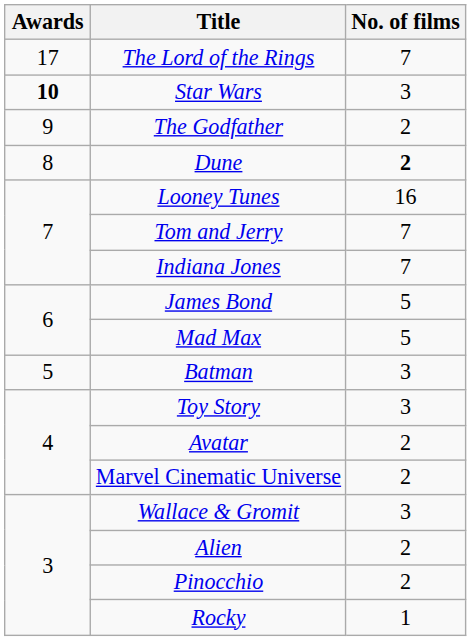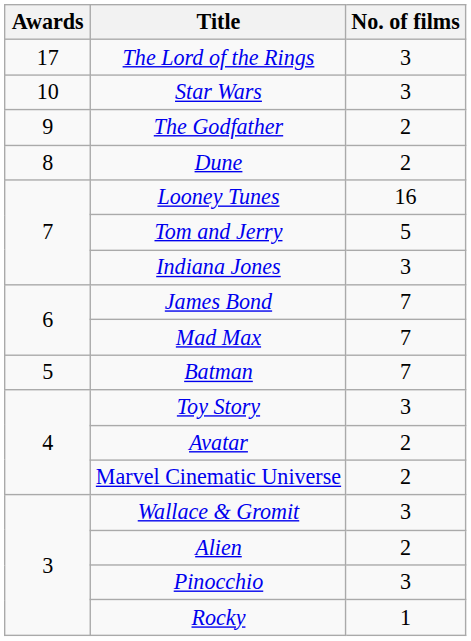(406, 57) 7 -> (406, 57) 3
(48, 92) bold -> (48, 92) normal
(406, 162) bold -> (406, 162) normal
(406, 232) 7 -> (406, 232) 5
(406, 267) 7 -> (406, 267) 3
(406, 302) 5 -> (406, 302) 7
(406, 337) 5 -> (406, 337) 7
(406, 372) 3 -> (406, 372) 7
(406, 582) 2 -> (406, 582) 3
